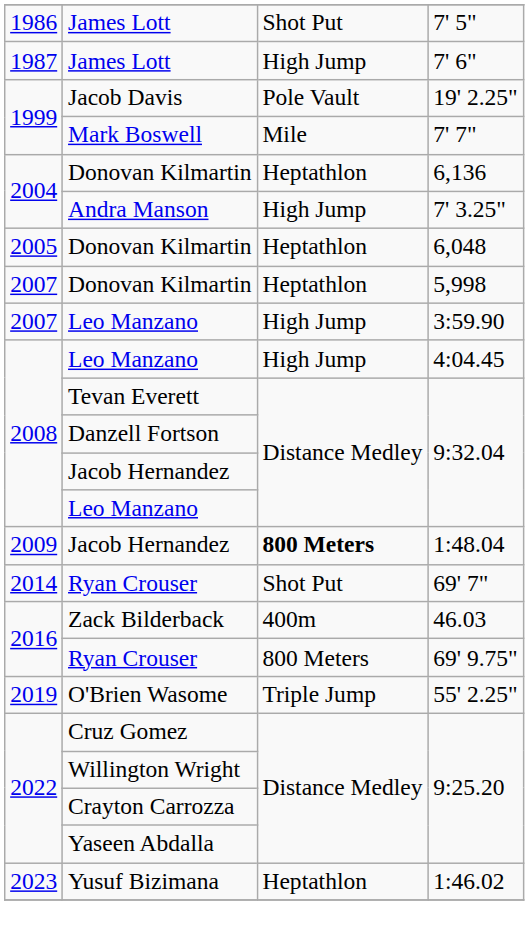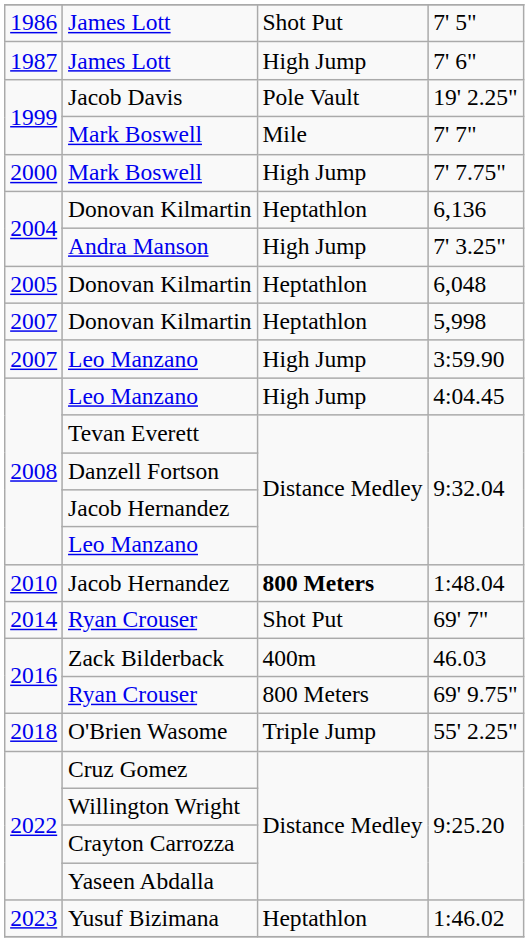+ row: (135, 172)
(34, 545) 2009 -> (34, 582) 2010
(34, 694) 2019 -> (34, 731) 2018
